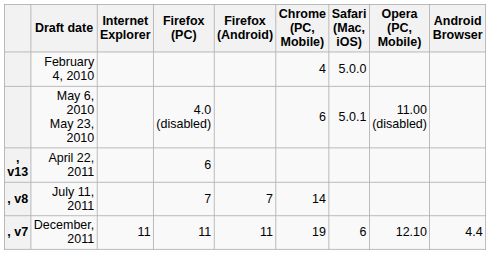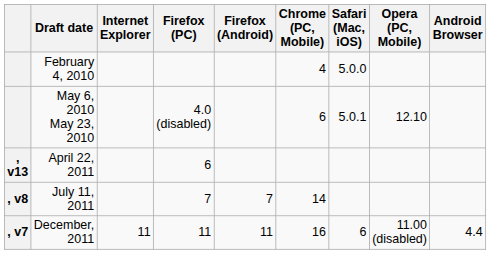(400, 117) 11.00 (disabled) -> (411, 117) 12.10
(319, 232) 19 -> (319, 232) 16
(411, 232) 12.10 -> (400, 232) 11.00 (disabled)
